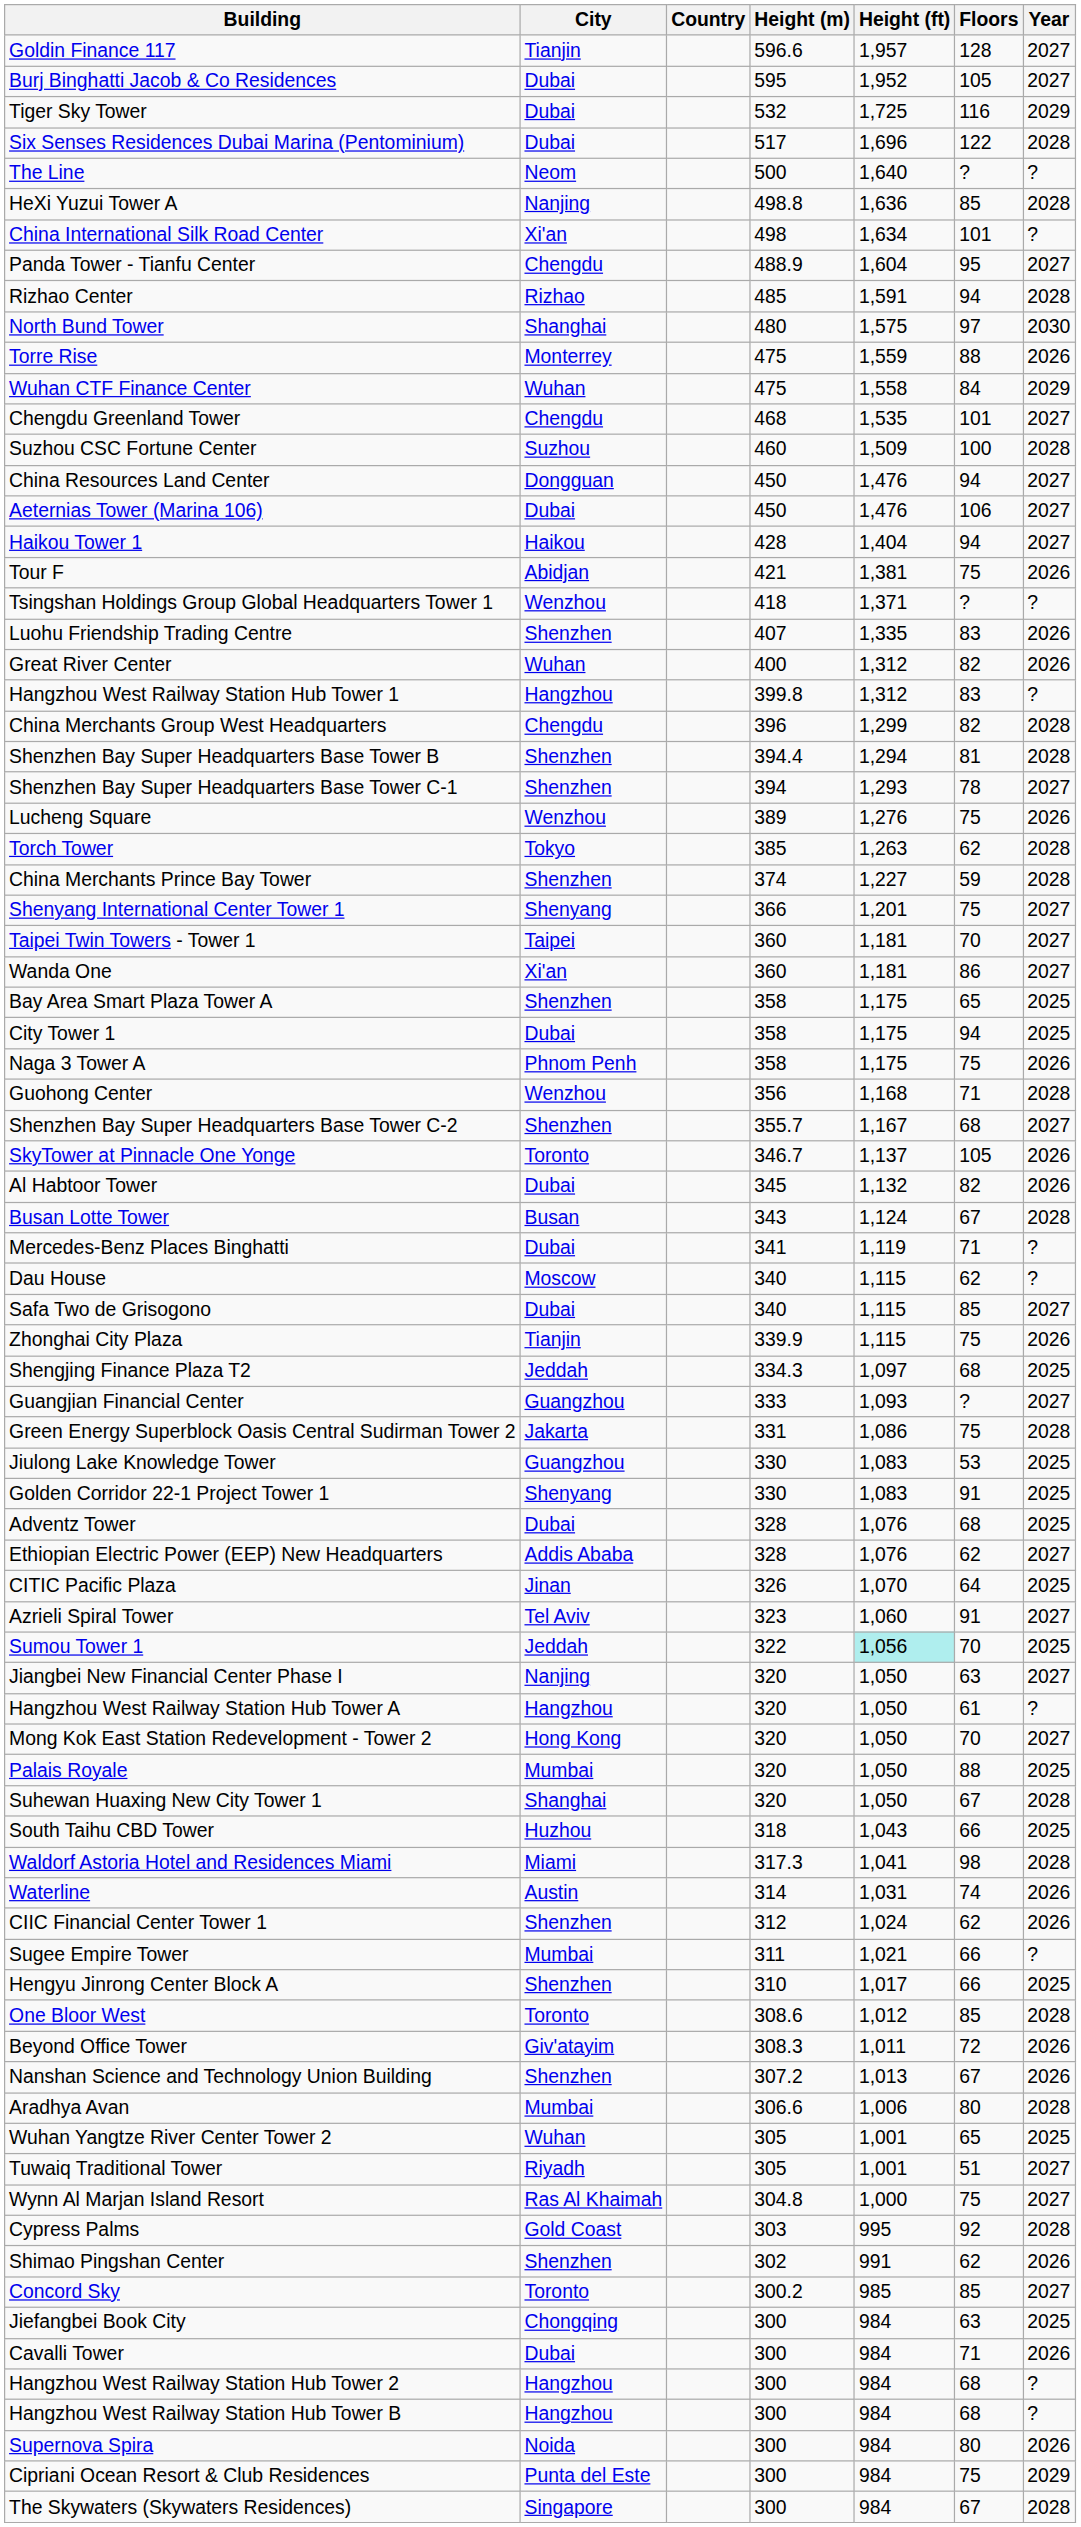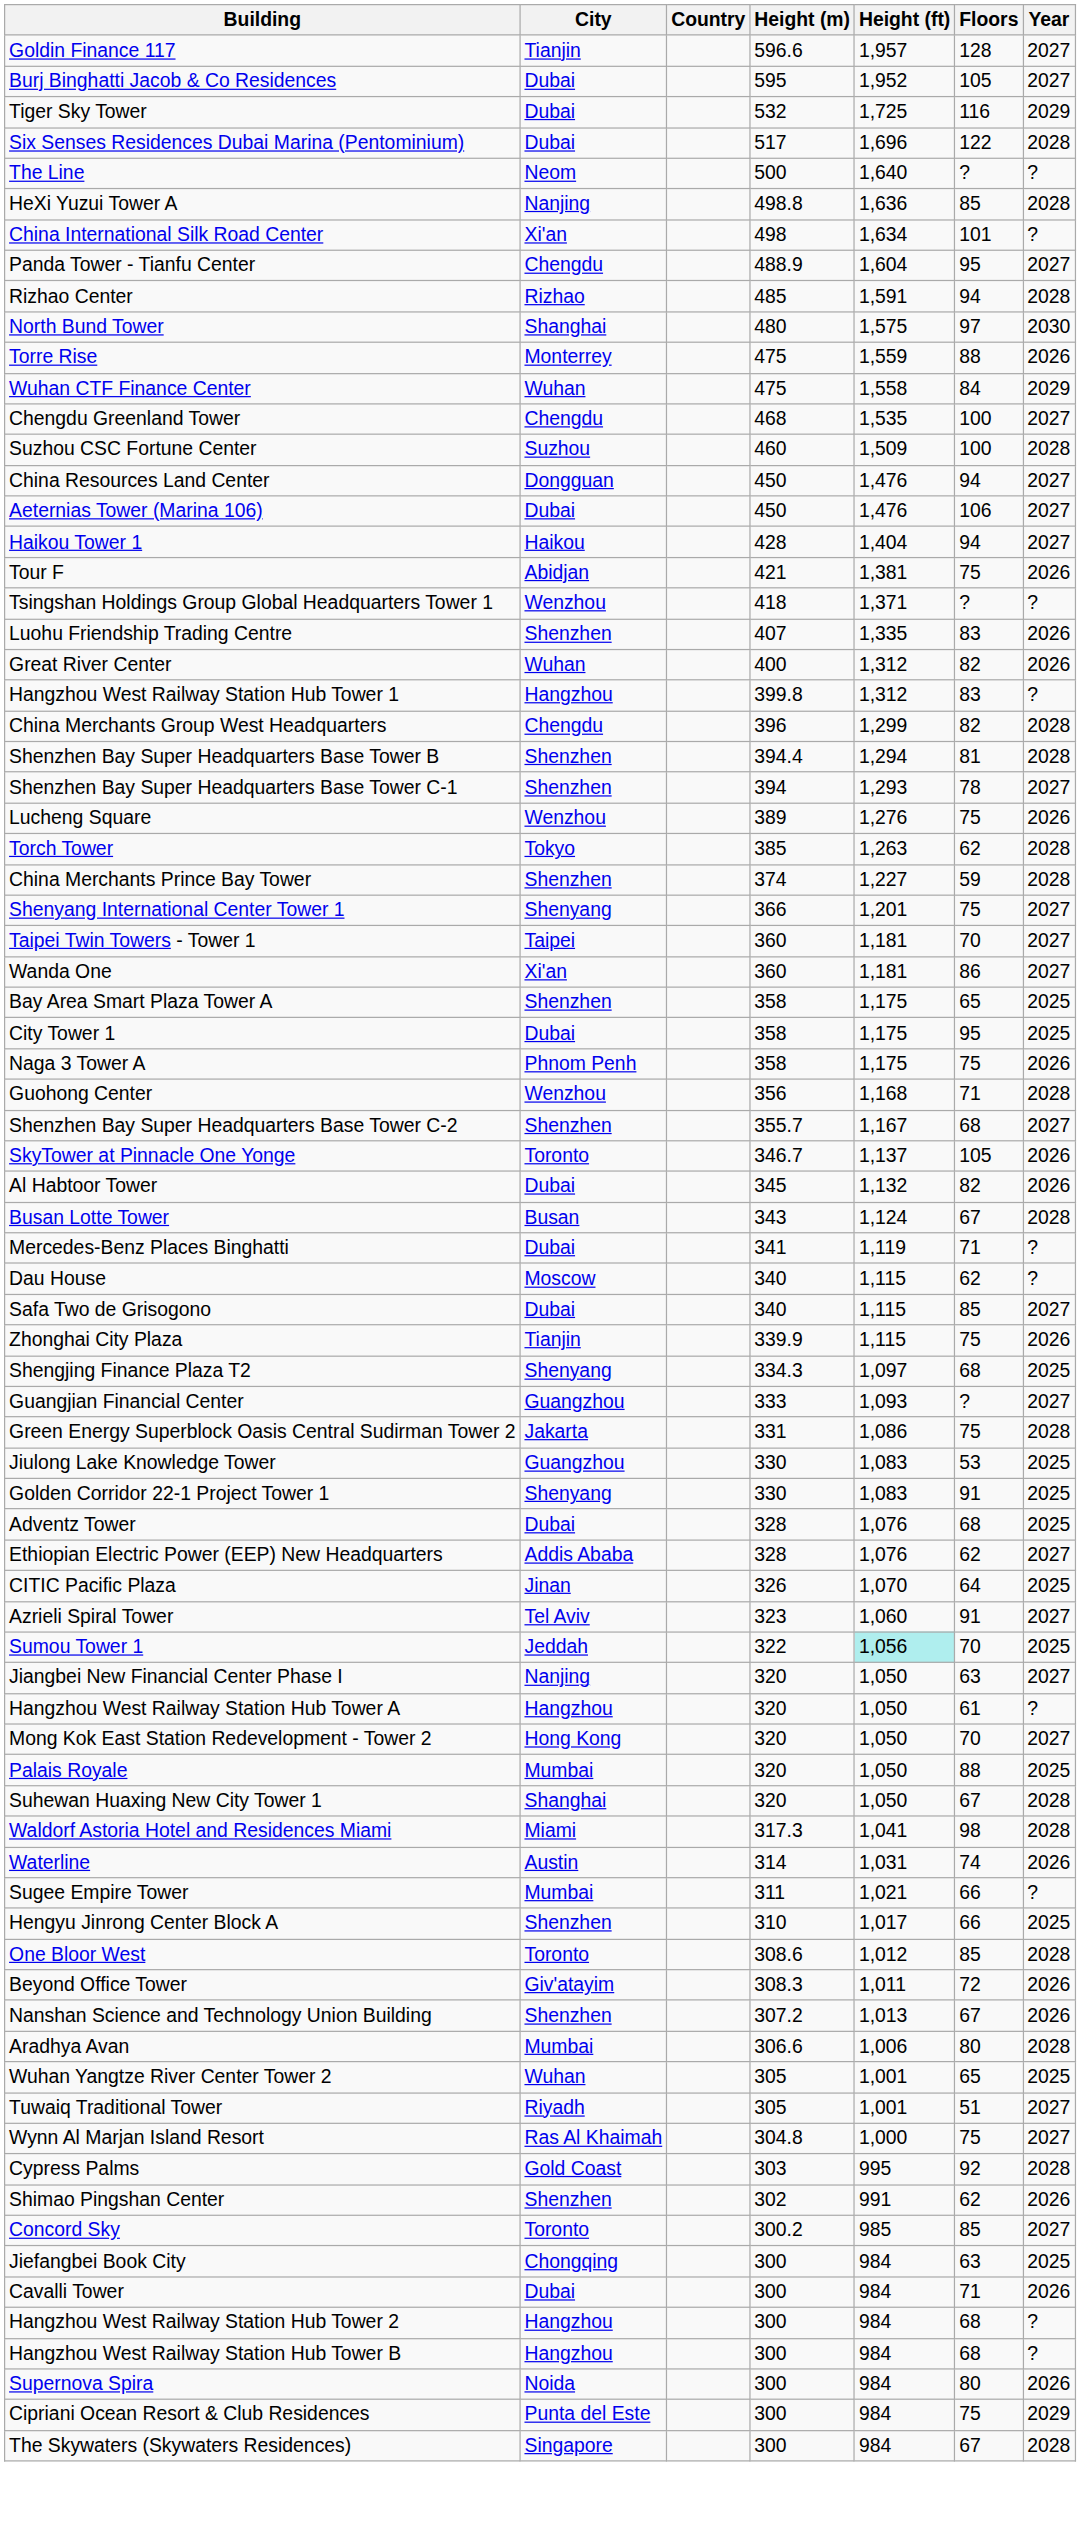(975, 419) 101 -> (975, 419) 100
(970, 1033) 94 -> (970, 1033) 95
(556, 1370) Jeddah -> (568, 1370) Shenyang
- row: (111, 1831)
- row: (138, 1923)
